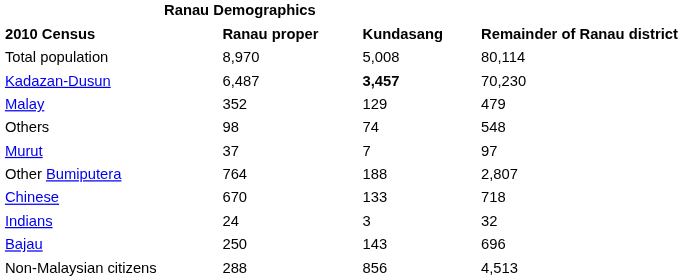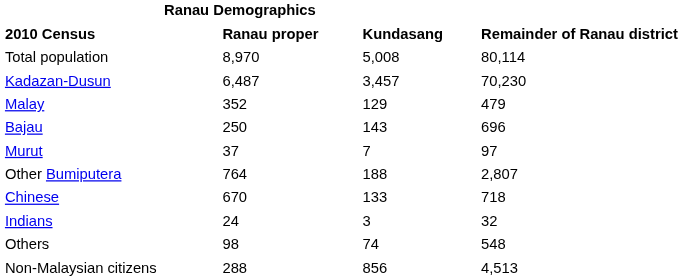(381, 81) bold -> (381, 81) normal
rows swapped: (24, 244) <-> (27, 127)
